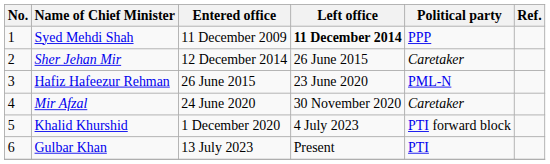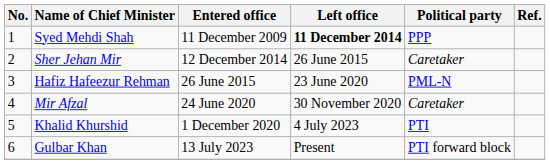(459, 125) PTI forward block -> (418, 125) PTI
(418, 147) PTI -> (459, 147) PTI forward block
